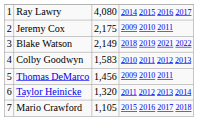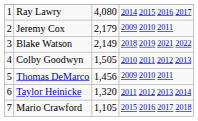(105, 28) 2,175 -> (105, 28) 2,179
(105, 60) 1,583 -> (105, 60) 1,505
